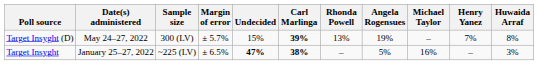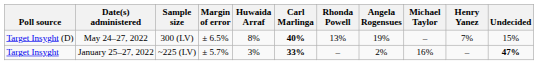columns swapped: (513, 17) <-> (255, 23)
(215, 38) ± 5.7% -> (215, 38) ± 6.5%
(299, 38) 39% -> (296, 38) 40%
(215, 53) ± 6.5% -> (215, 53) ± 5.7%
(299, 53) 38% -> (296, 53) 33%
(385, 53) 5% -> (381, 53) 2%
